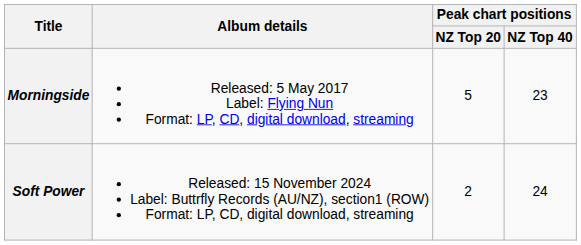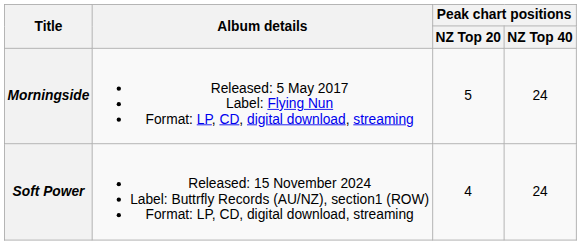(540, 96) 23 -> (540, 96) 24
(468, 191) 2 -> (468, 191) 4
